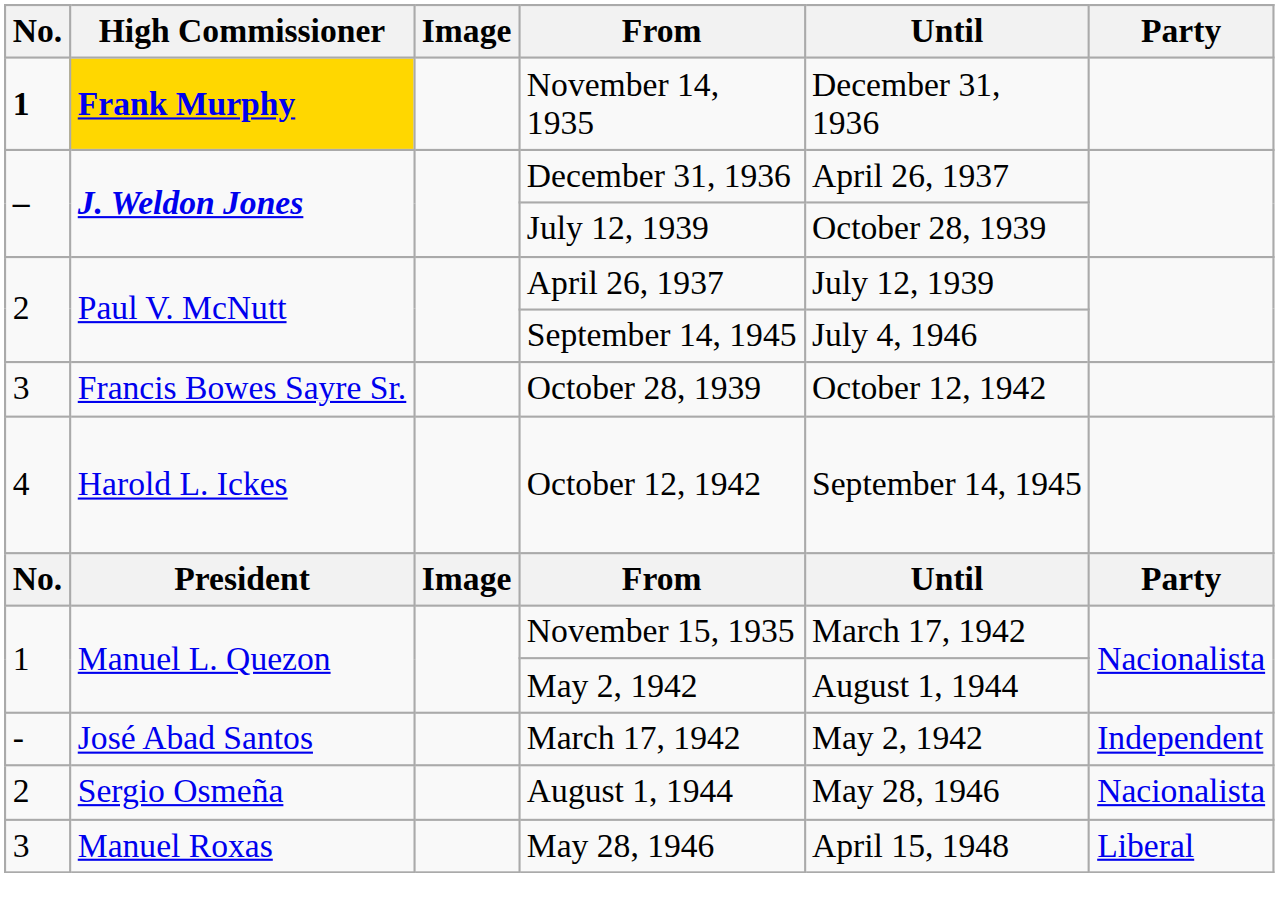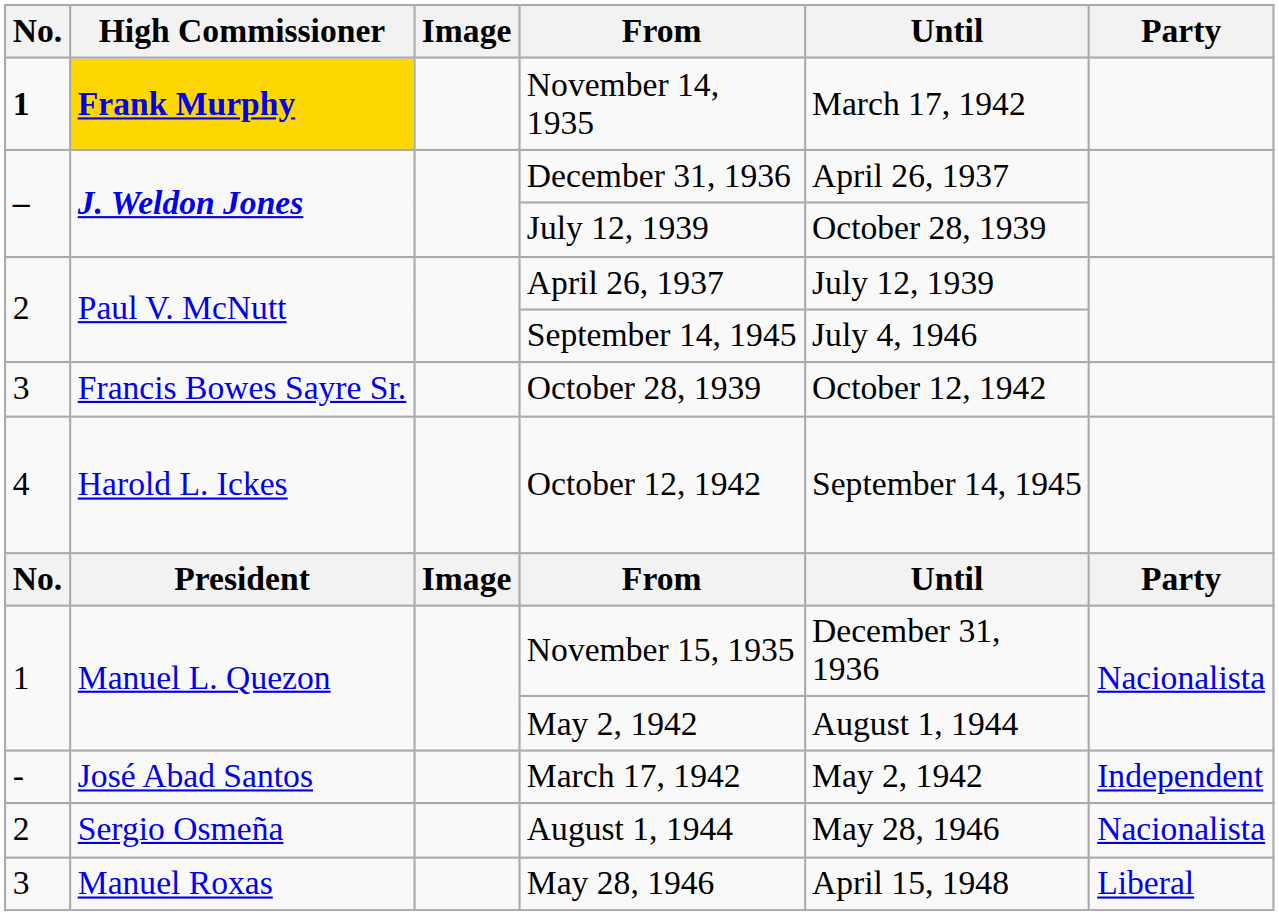(906, 103) December 31, 1936 -> (919, 103) March 17, 1942
(919, 631) March 17, 1942 -> (906, 650) December 31, 1936
